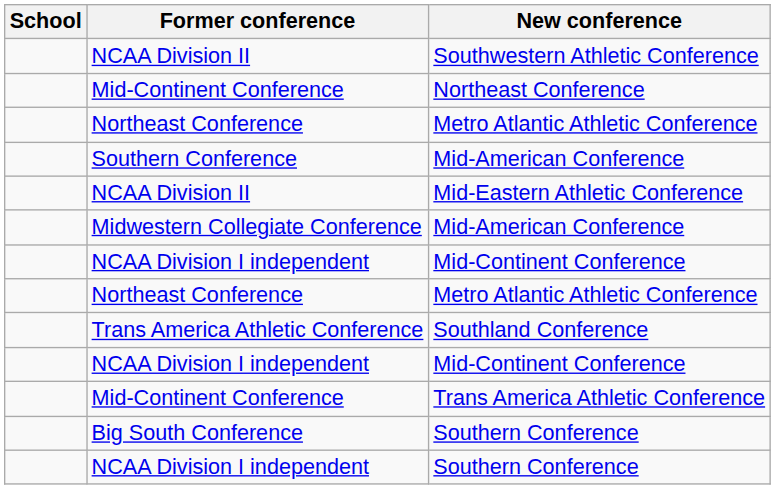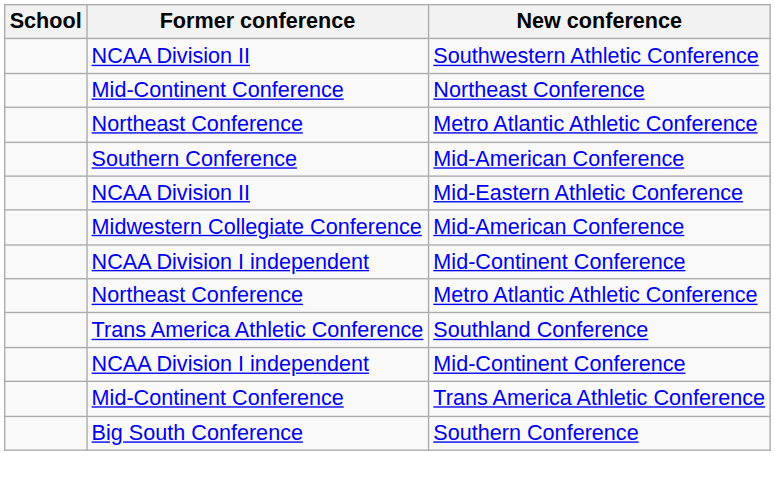- row: (230, 466)
